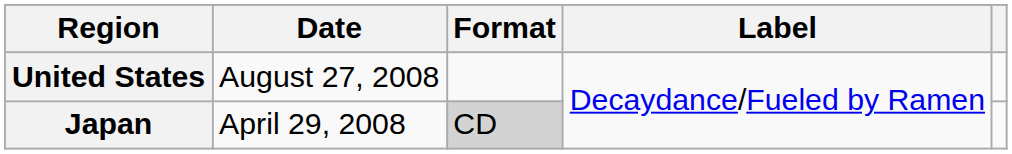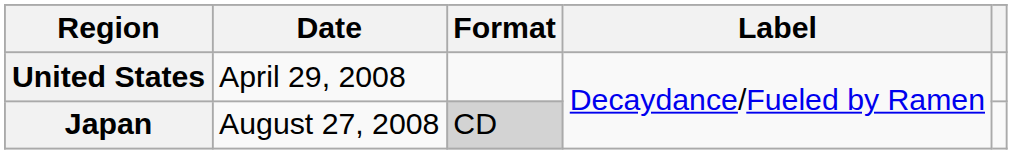(329, 76) August 27, 2008 -> (312, 76) April 29, 2008
(312, 124) April 29, 2008 -> (329, 124) August 27, 2008
